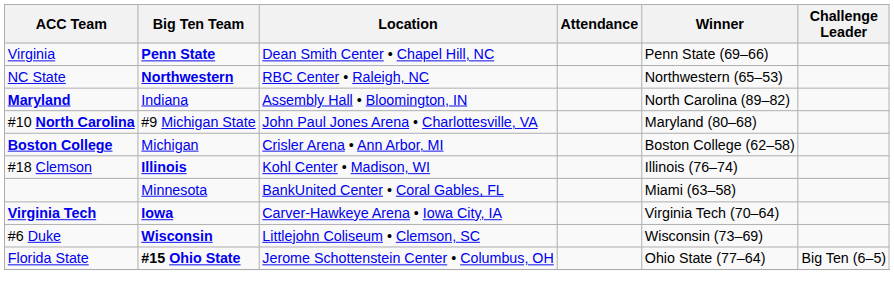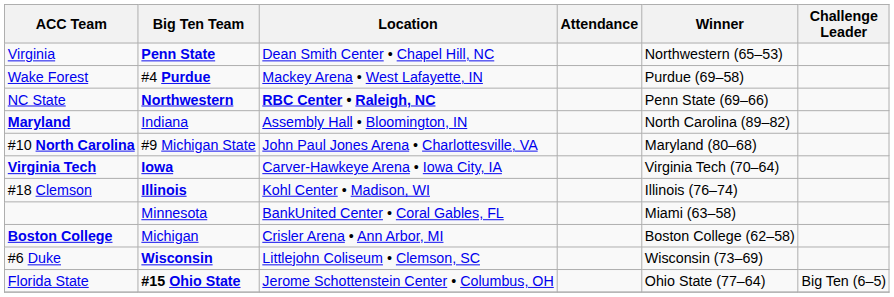(707, 55) Penn State (69–66) -> (714, 55) Northwestern (65–53)
+ row: (48, 77)
(346, 77) normal -> (349, 100) bold
(714, 77) Northwestern (65–53) -> (707, 100) Penn State (69–66)
rows swapped: (52, 213) <-> (60, 145)
